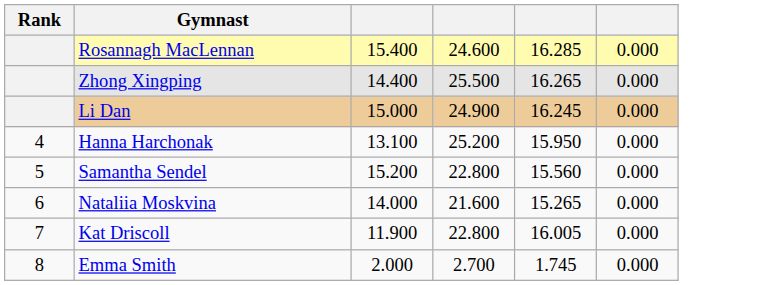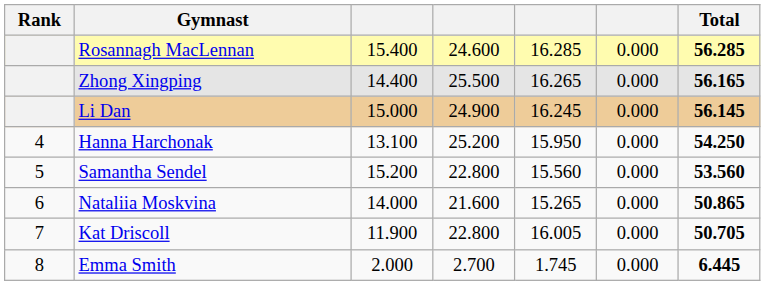+ column: (719, 19)
